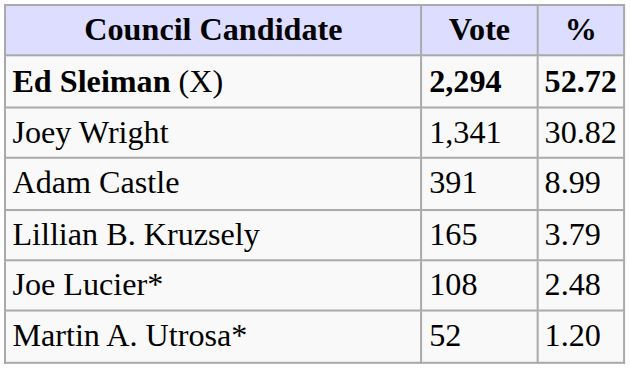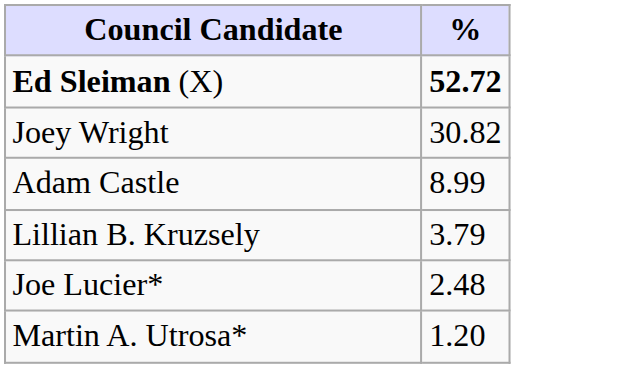- column: (479, 30)
